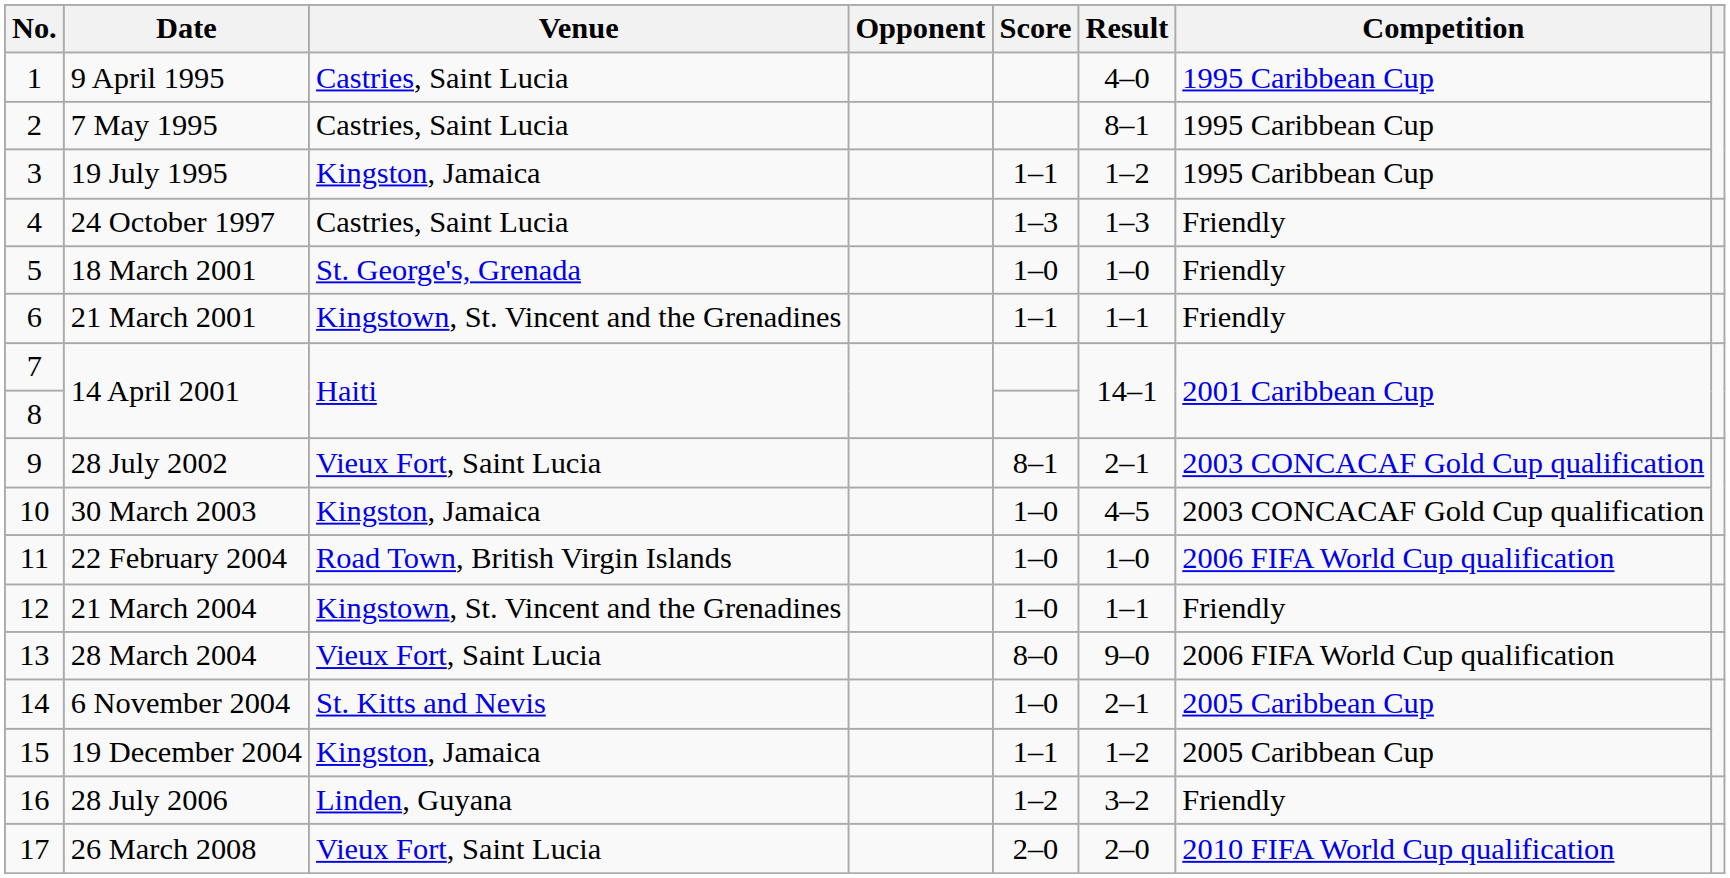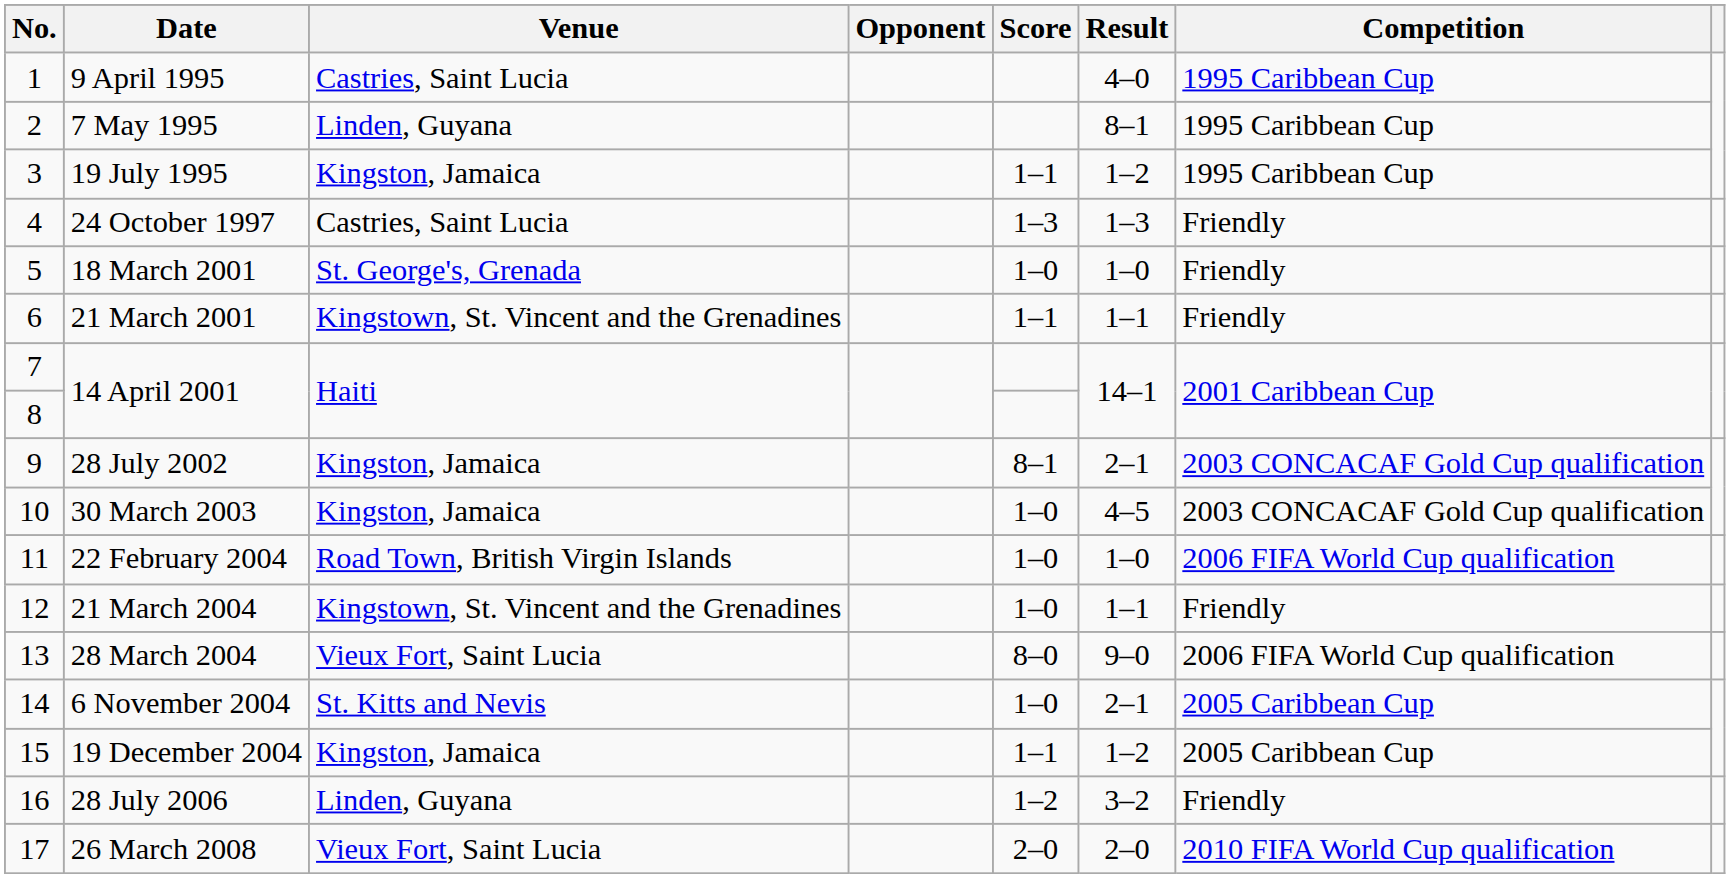(442, 125) Castries, Saint Lucia -> (414, 125) Linden, Guyana
(459, 462) Vieux Fort, Saint Lucia -> (428, 462) Kingston, Jamaica
